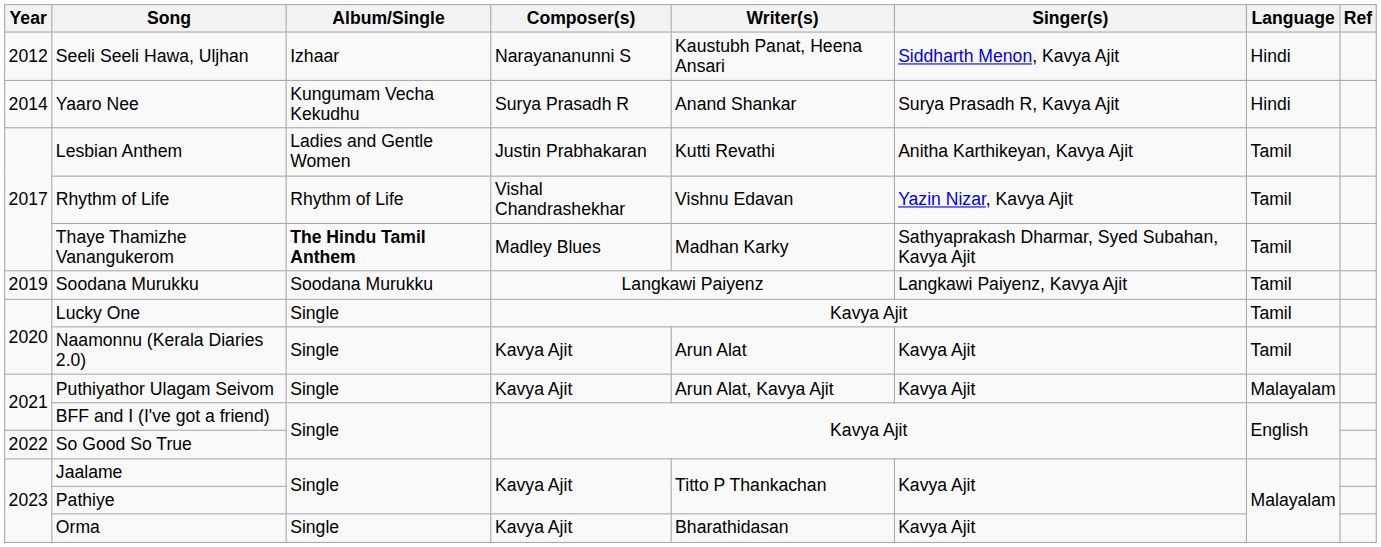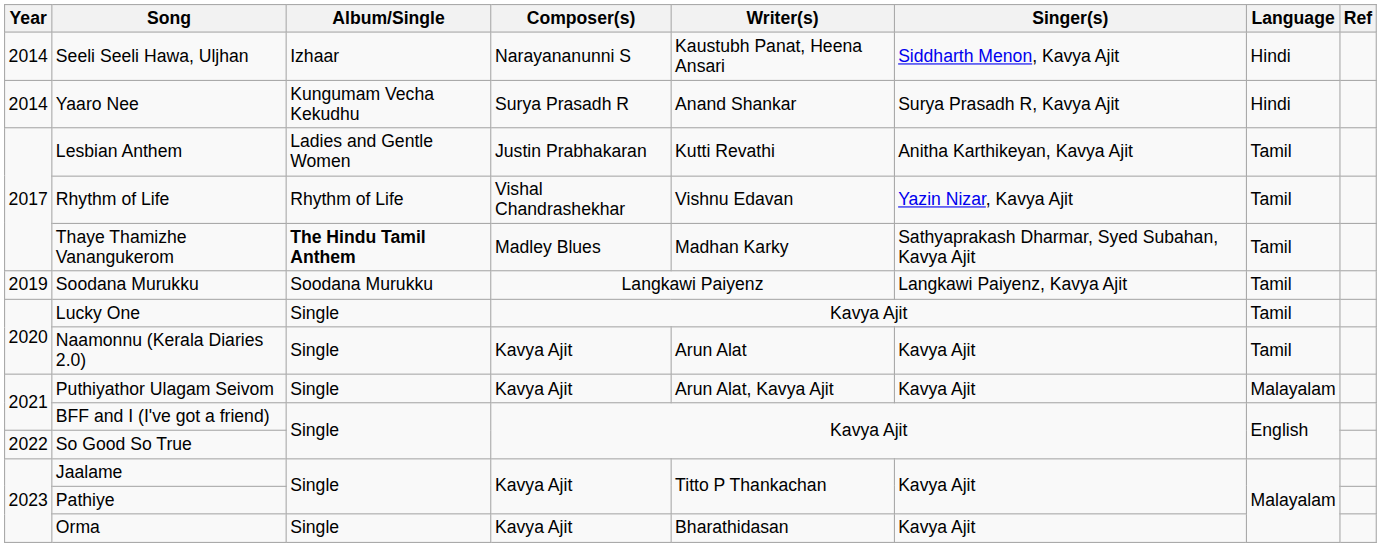(28, 56) 2012 -> (28, 56) 2014
